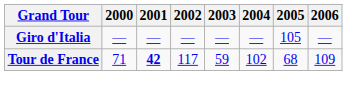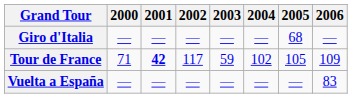(291, 37) 105 -> (295, 37) 68
(291, 59) 68 -> (295, 59) 105
+ row: (56, 81)
